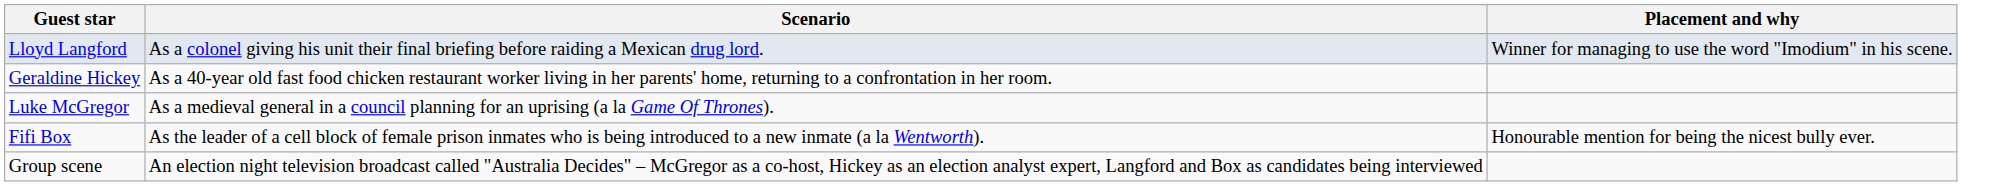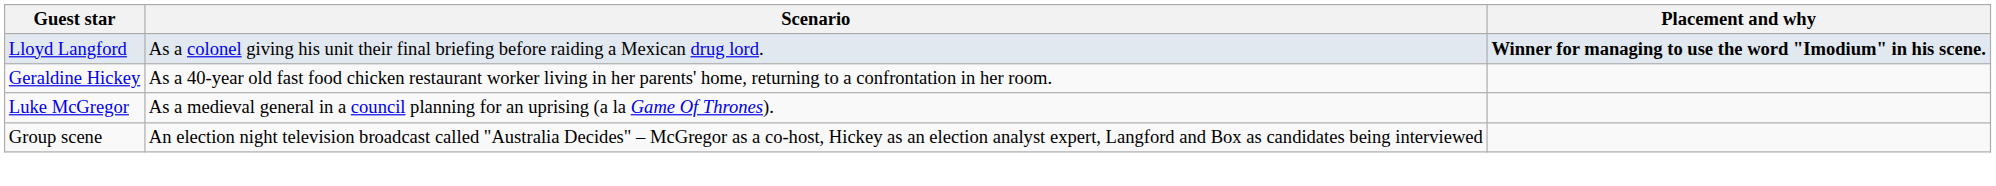(1722, 48) normal -> (1739, 48) bold
- row: (40, 136)
